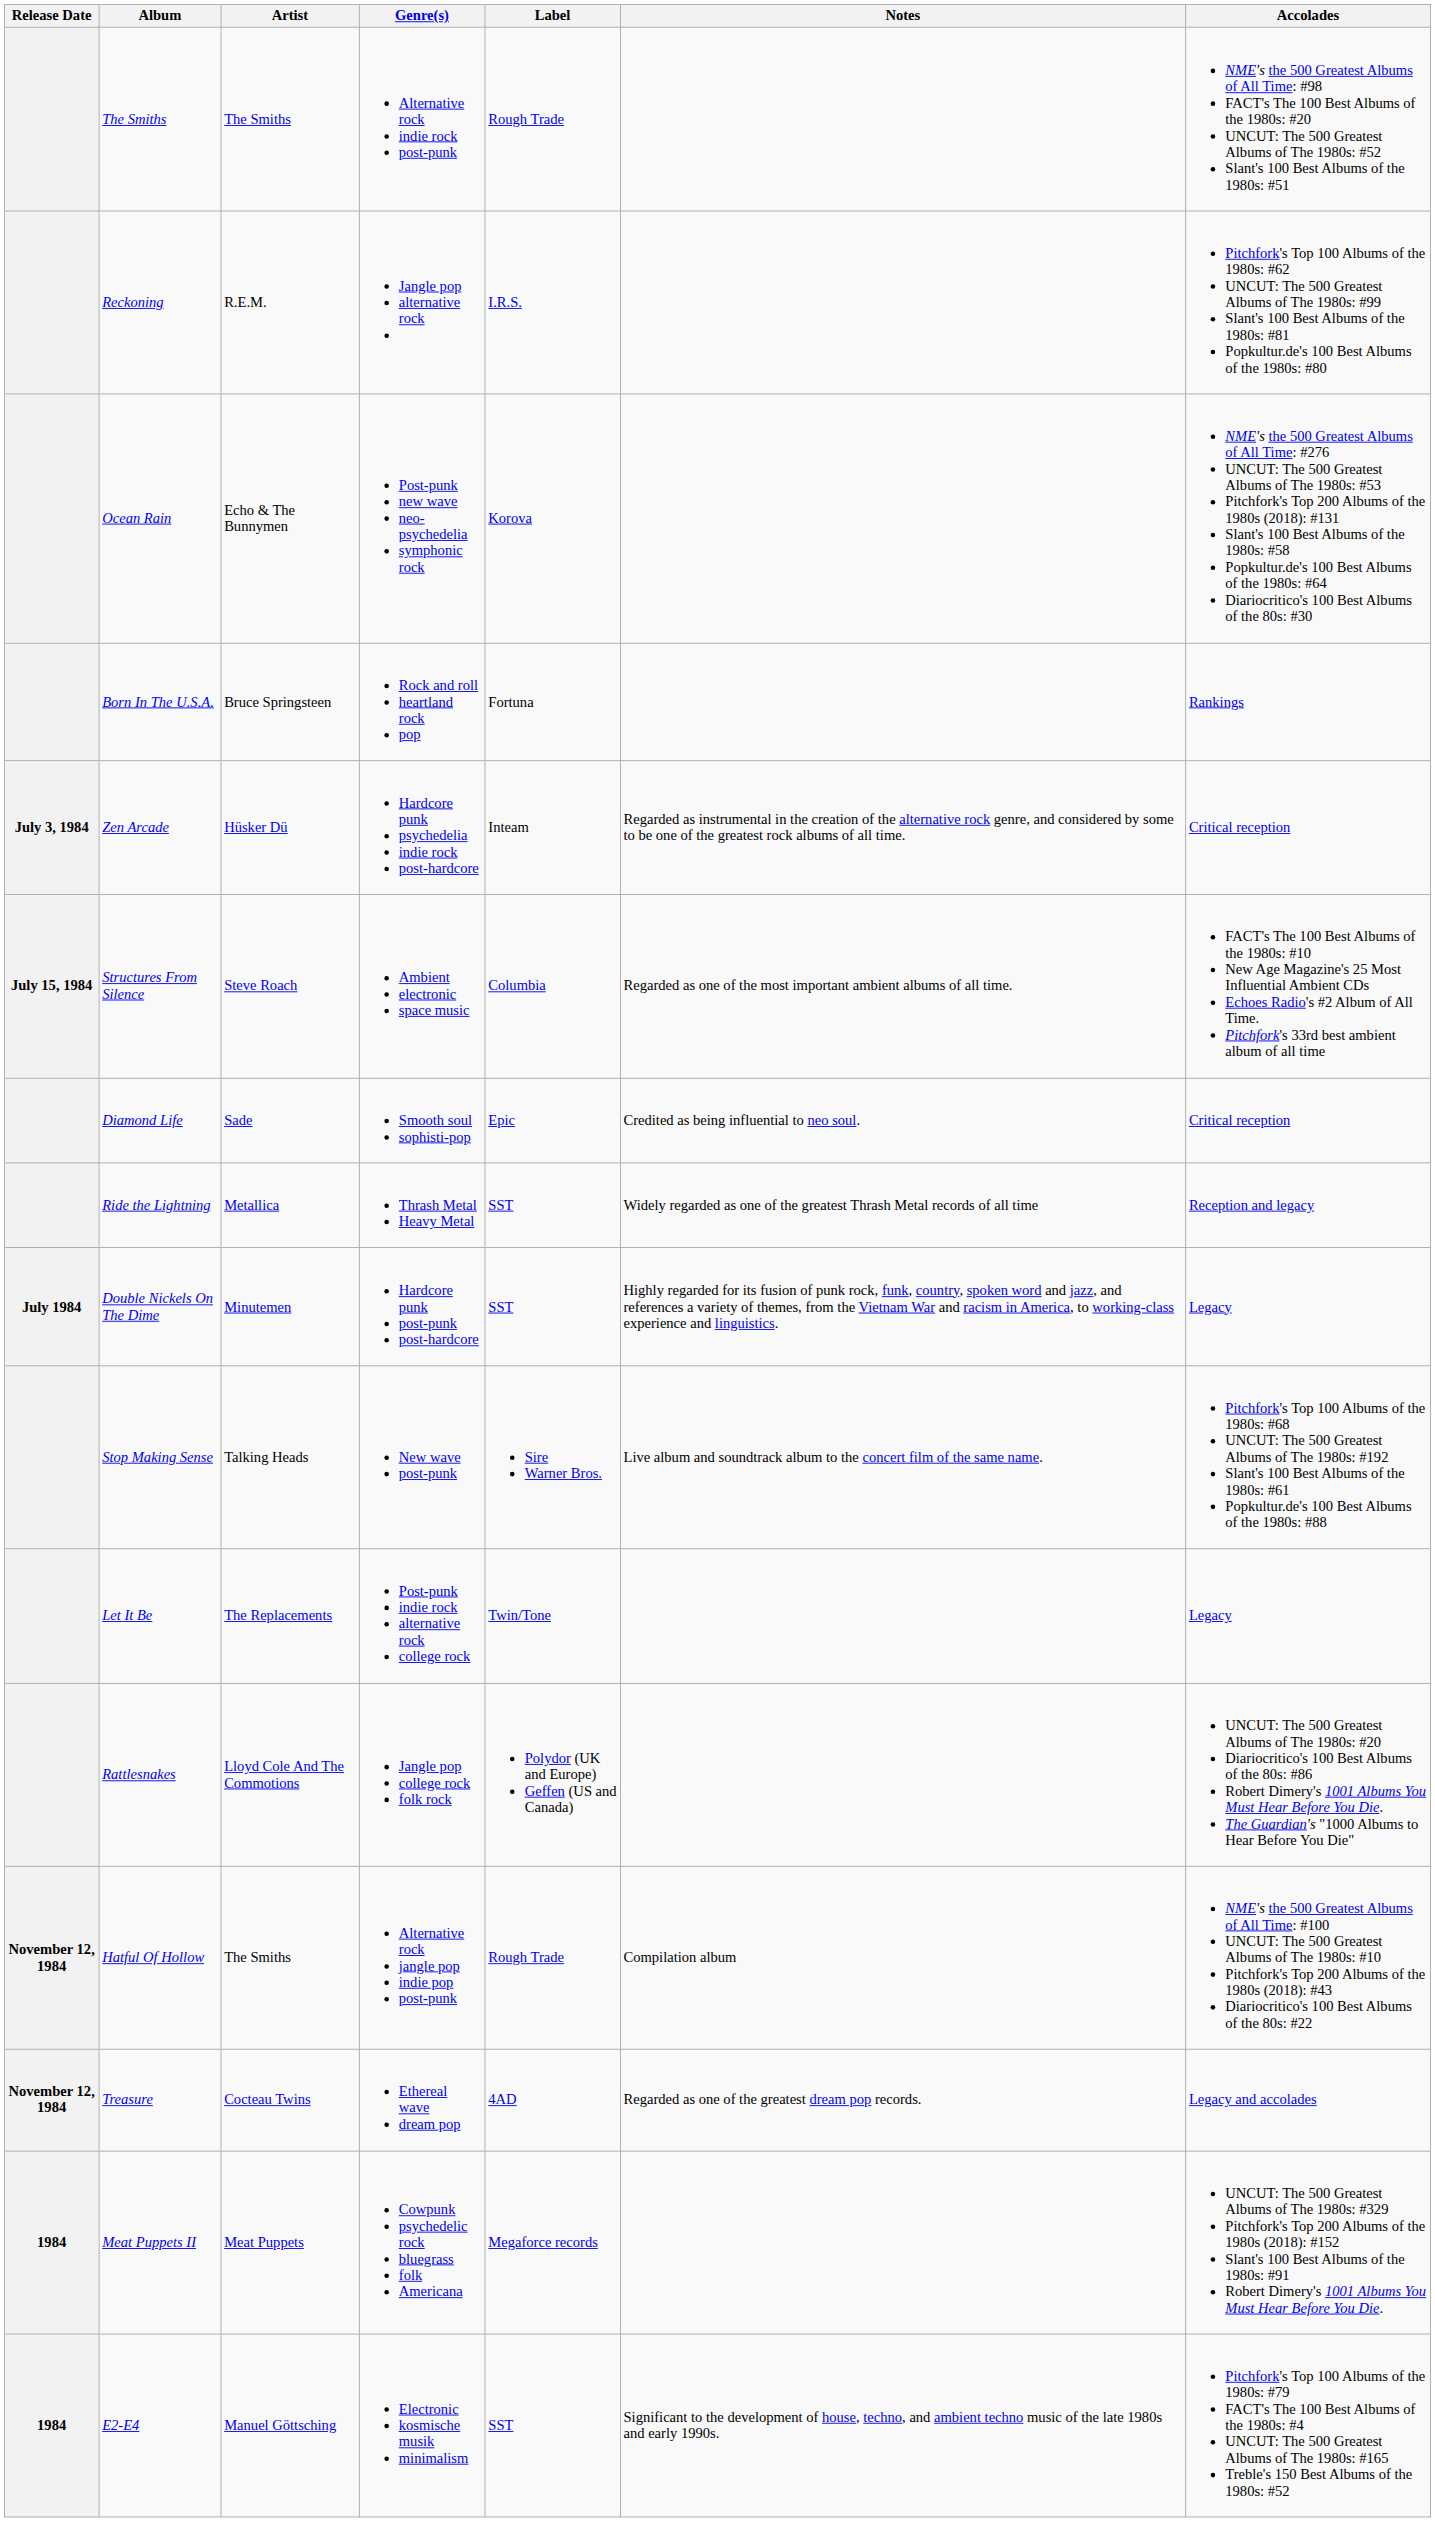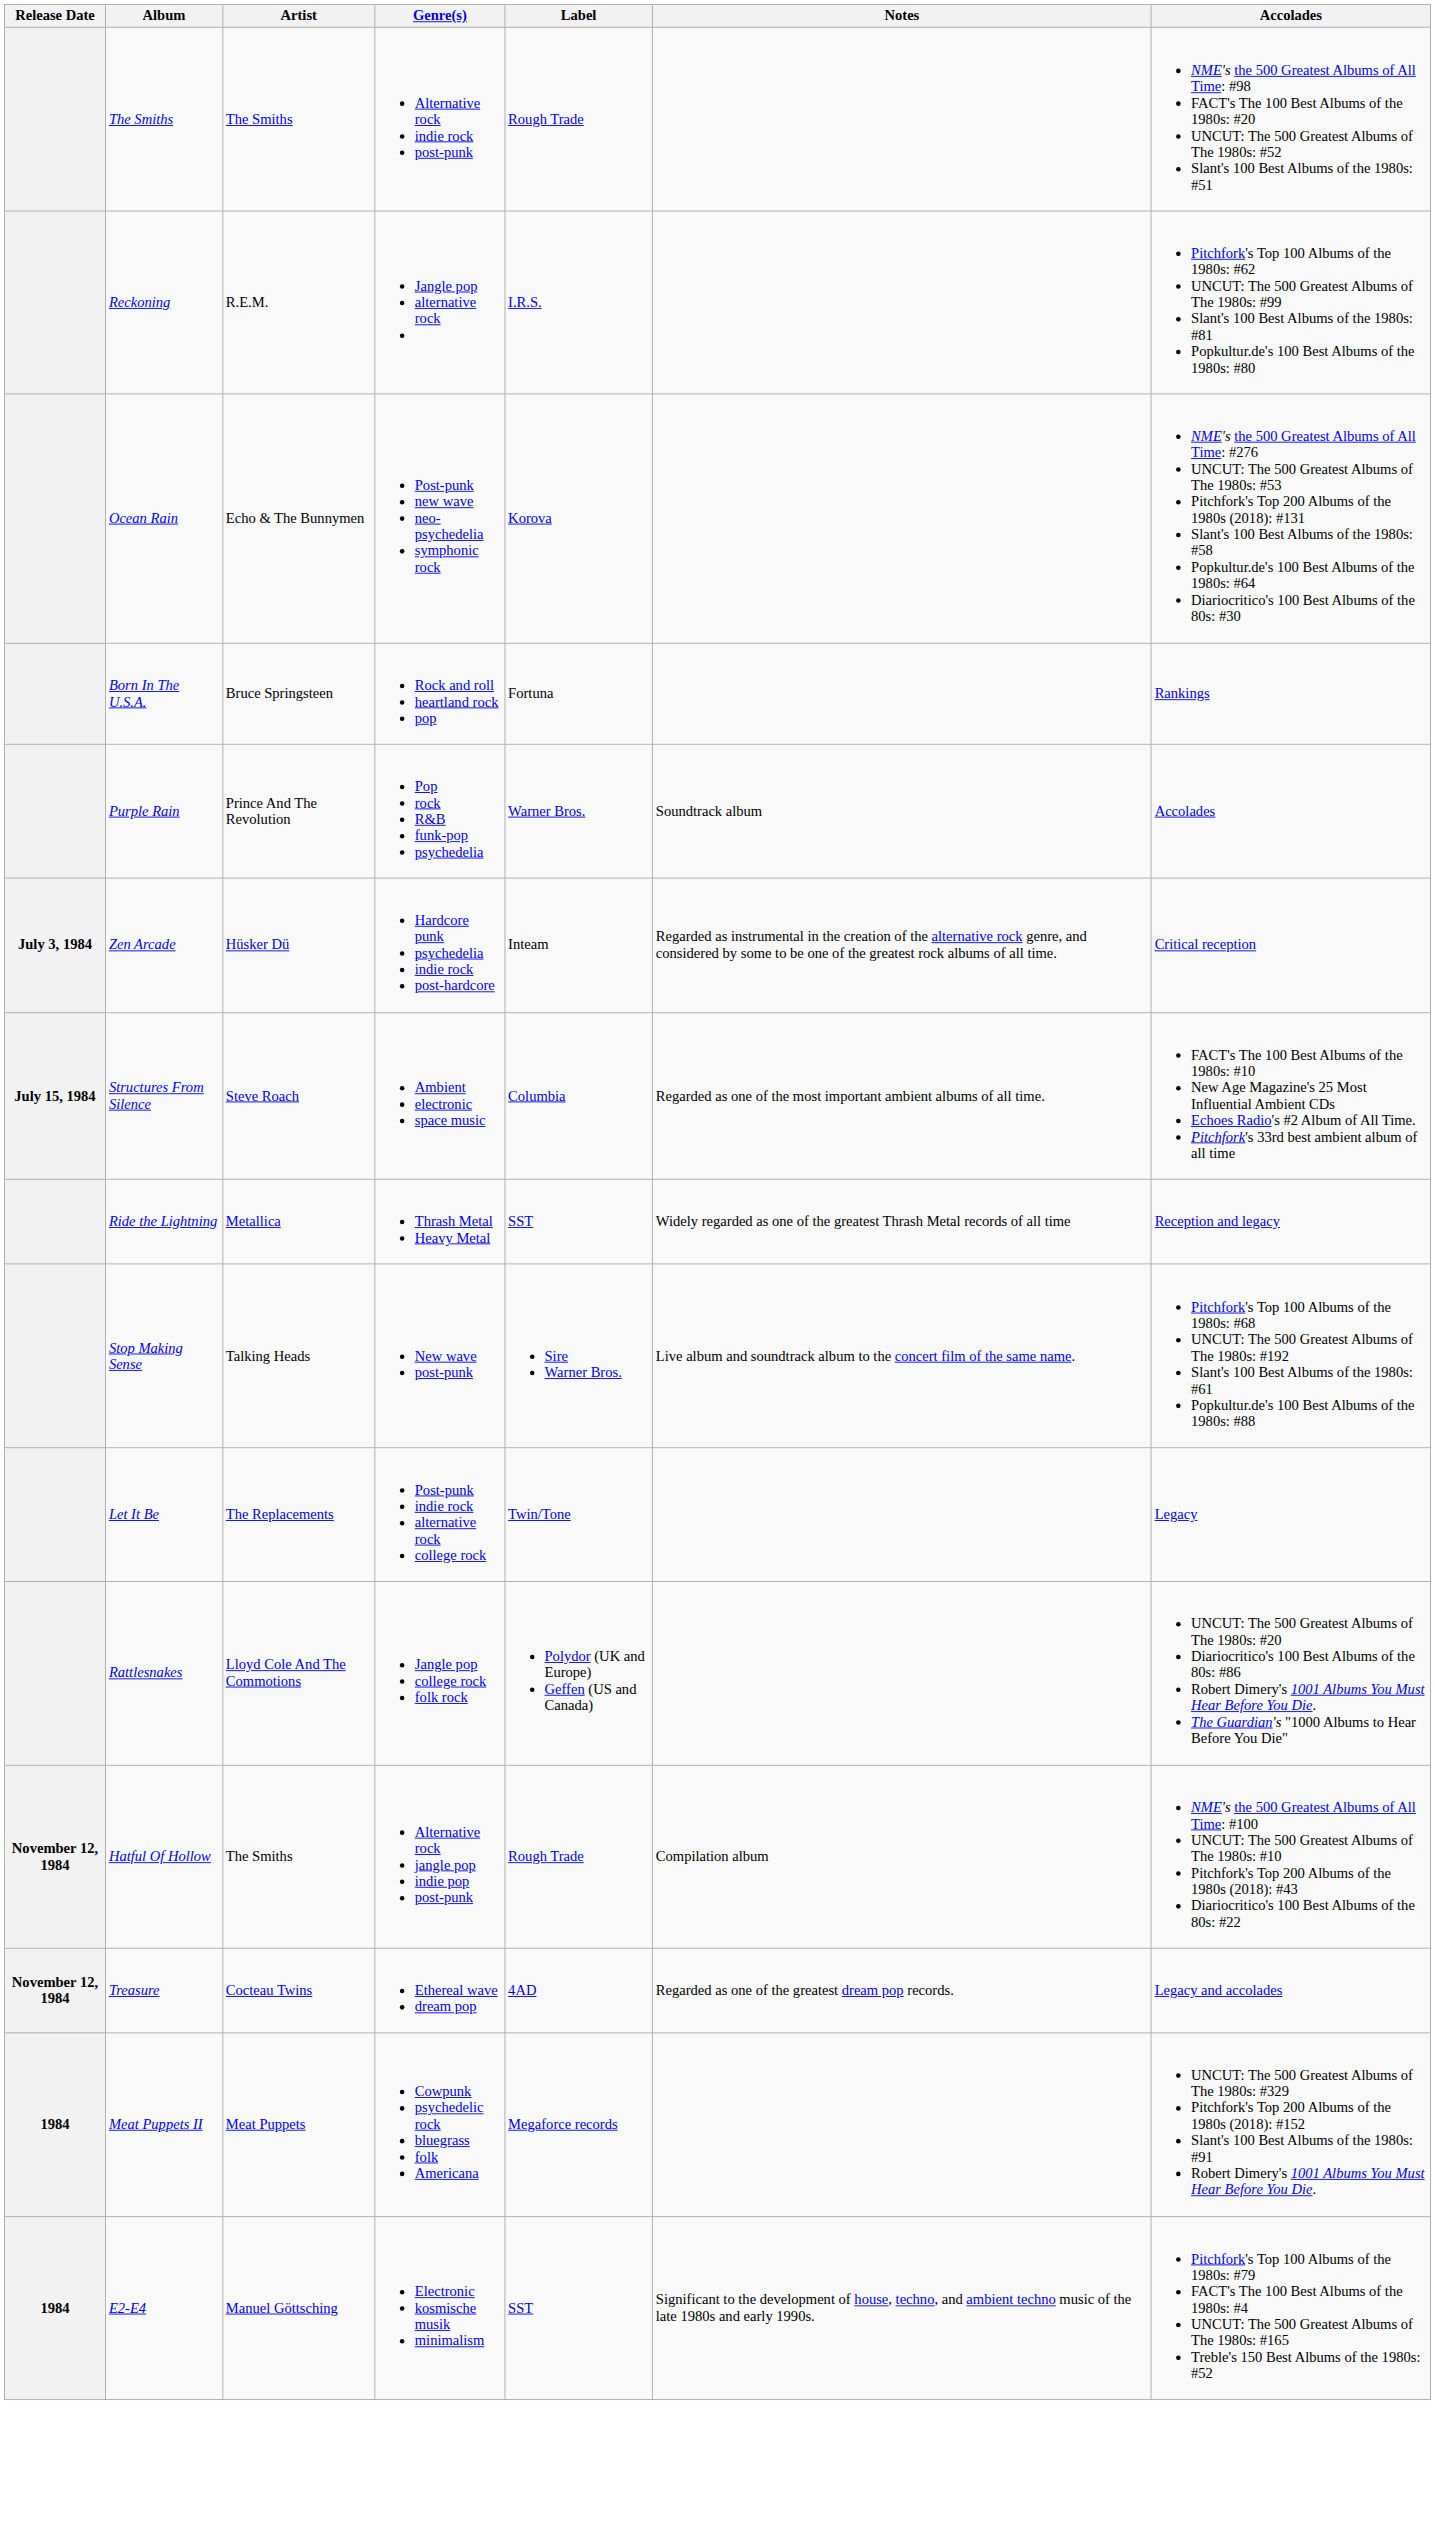+ row: (144, 811)
- row: (142, 1120)
- row: (158, 1306)
